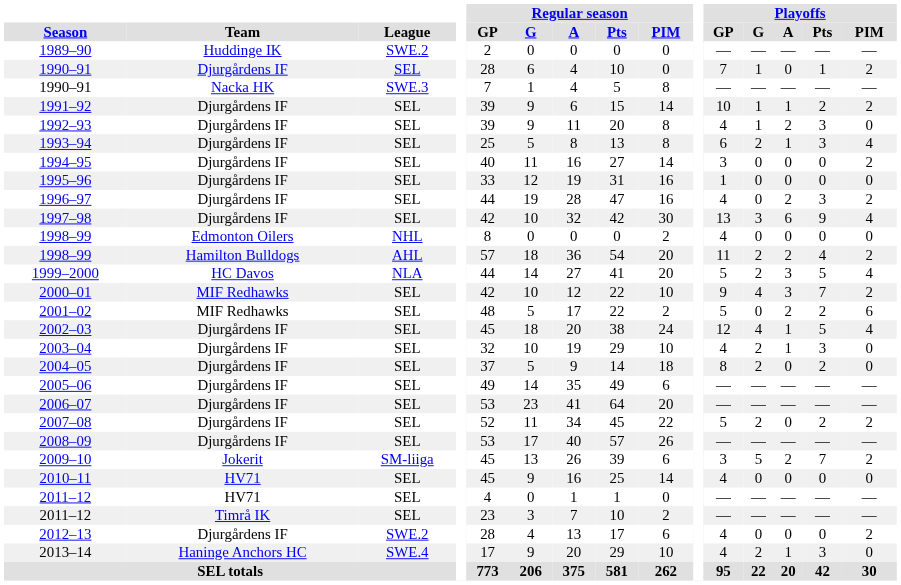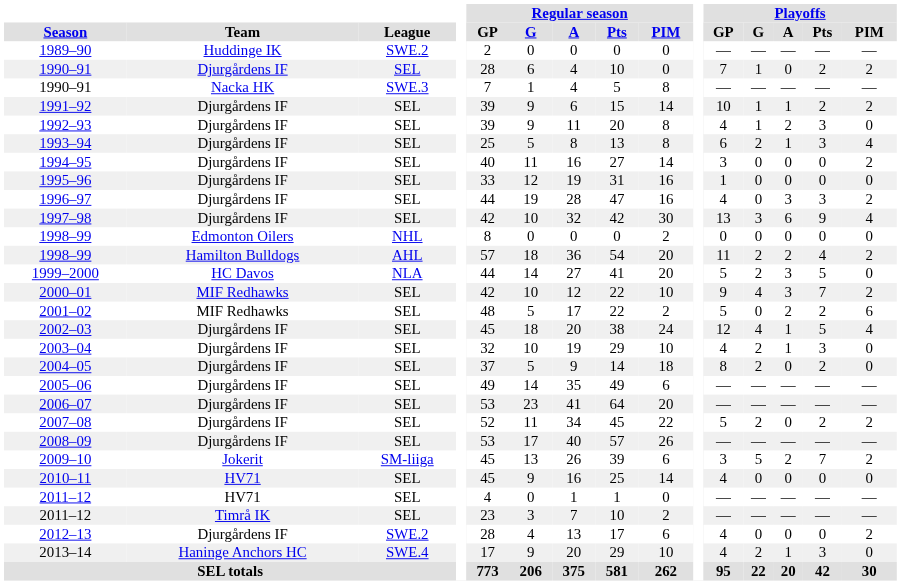(822, 69) 1 -> (822, 69) 2
(788, 199) 2 -> (788, 199) 3
(723, 236) 4 -> (723, 236) 0
(869, 273) 4 -> (869, 273) 0
